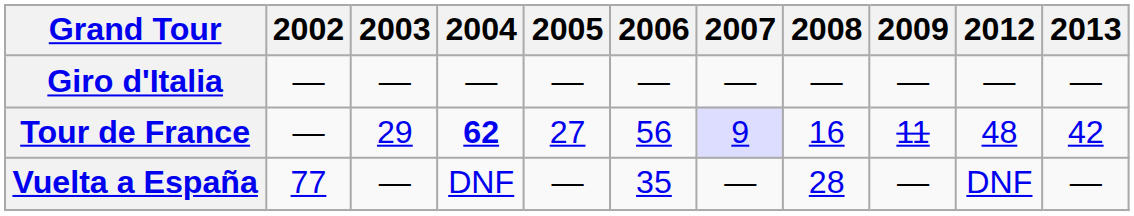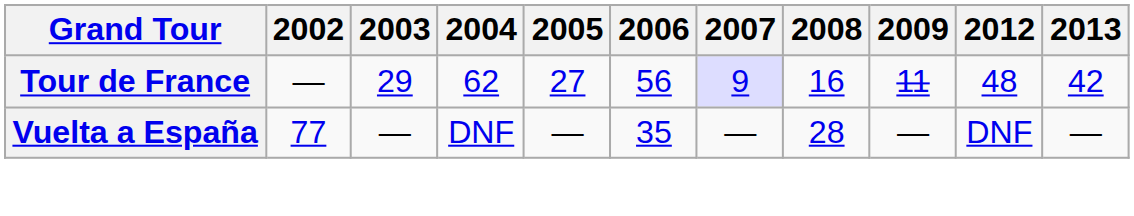- row: (135, 81)
(481, 132) bold -> (481, 81) normal
